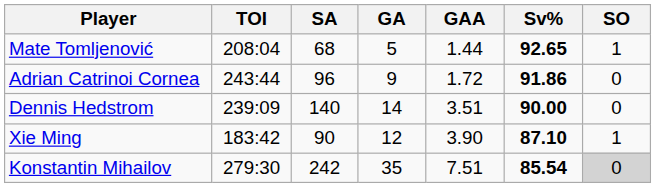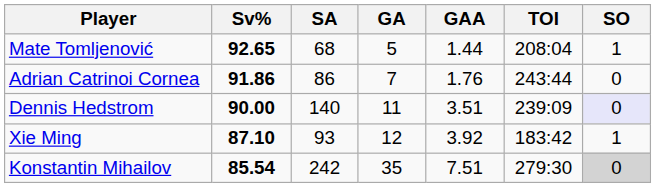columns swapped: (252, 19) <-> (543, 19)
(324, 78) 96 -> (324, 78) 86
(392, 78) 9 -> (392, 78) 7
(465, 78) 1.72 -> (465, 78) 1.76
(392, 108) 14 -> (392, 108) 11
(616, 108) no background -> (616, 108) lavender background
(324, 138) 90 -> (324, 138) 93
(465, 138) 3.90 -> (465, 138) 3.92
